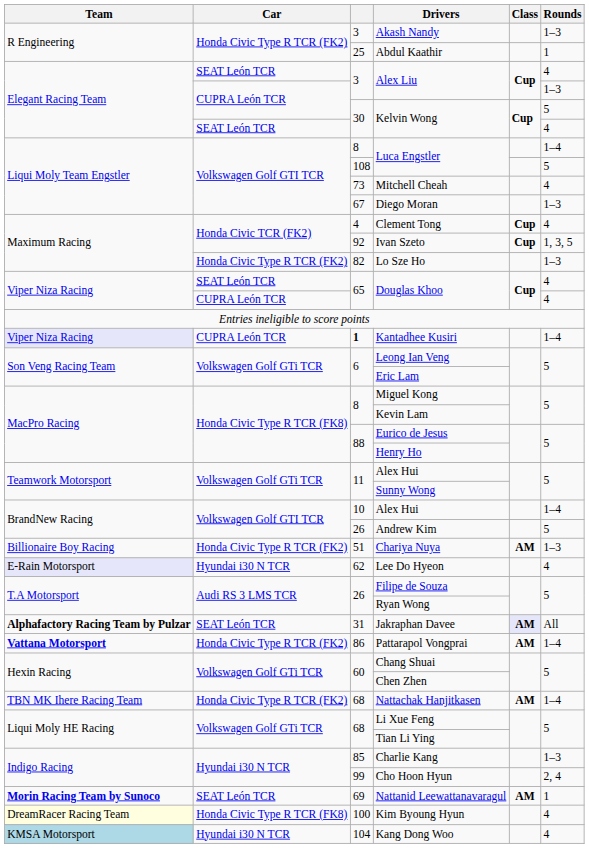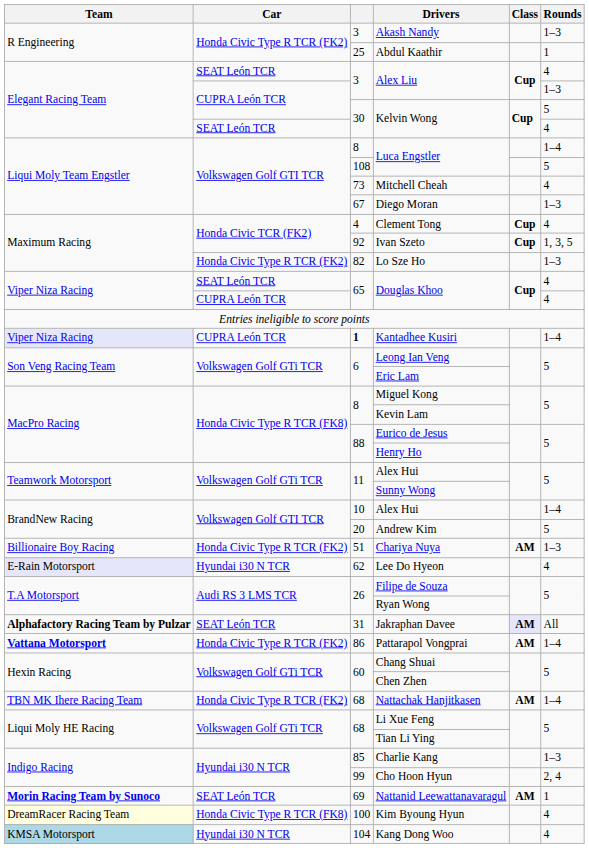(359, 528) 26 -> (359, 528) 20
